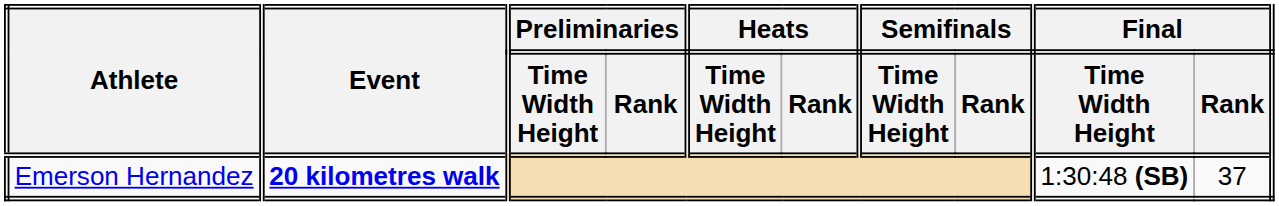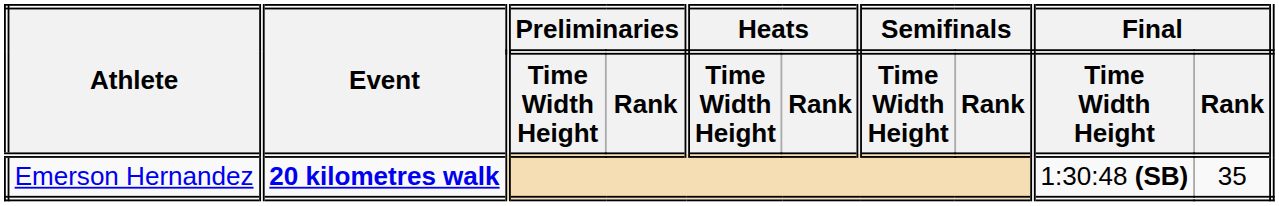(1232, 177) 37 -> (1232, 177) 35
